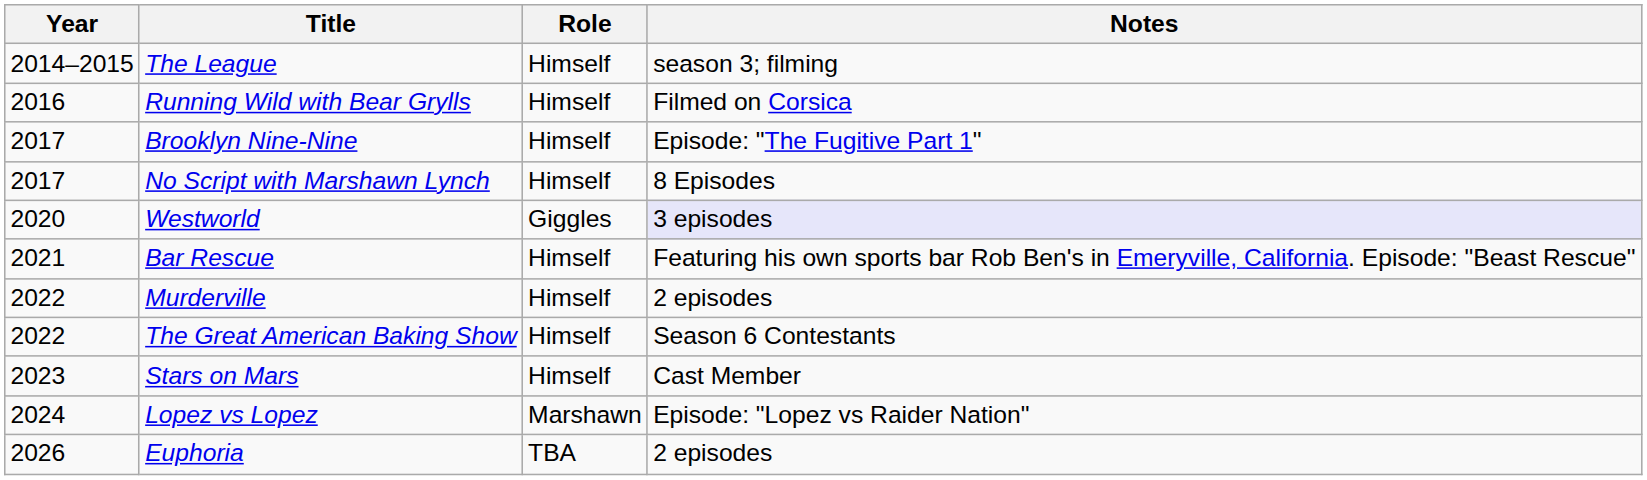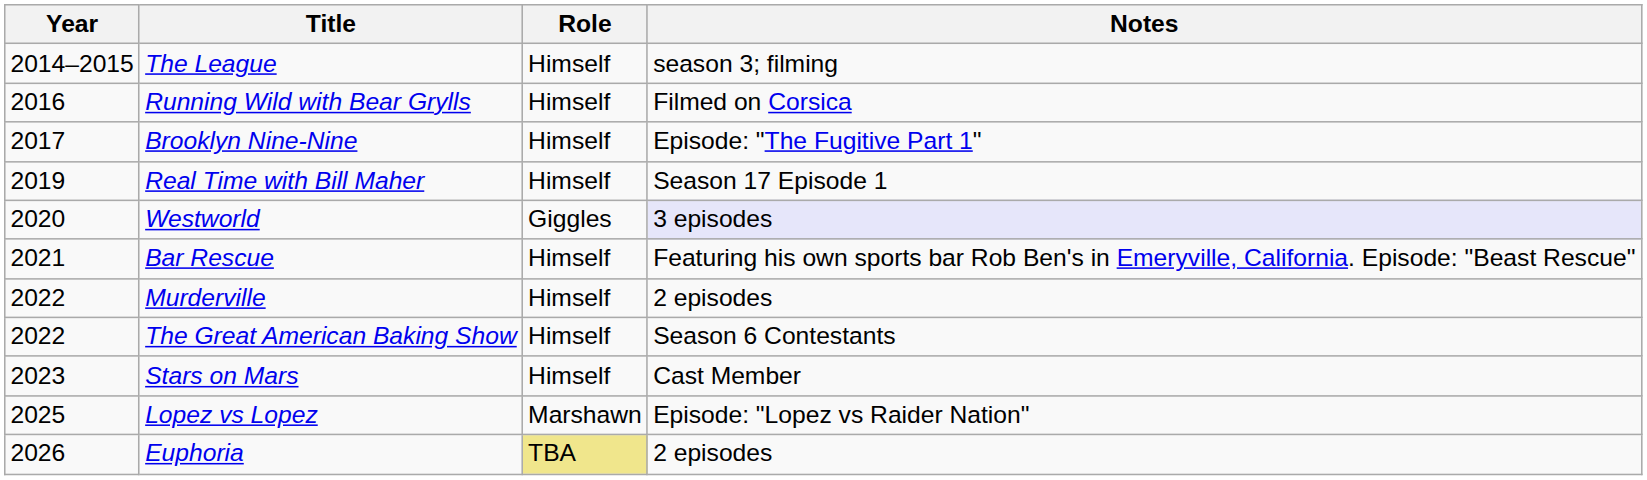- row: (317, 180)
+ row: (285, 180)
(38, 414) 2024 -> (38, 414) 2025
(552, 453) no background -> (552, 453) khaki background
